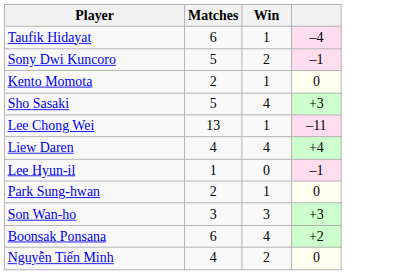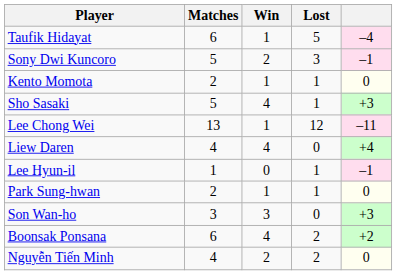+ column: (316, 15)
